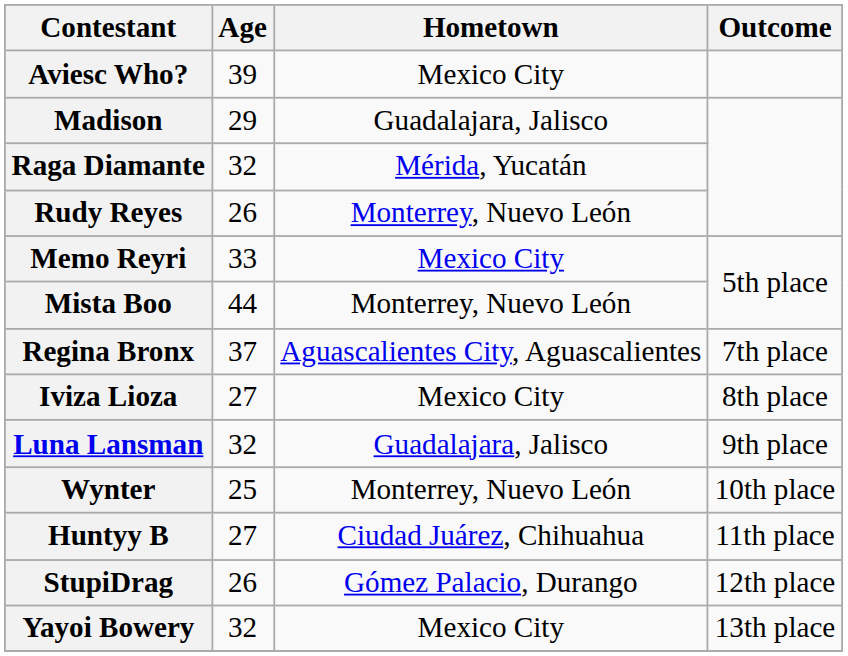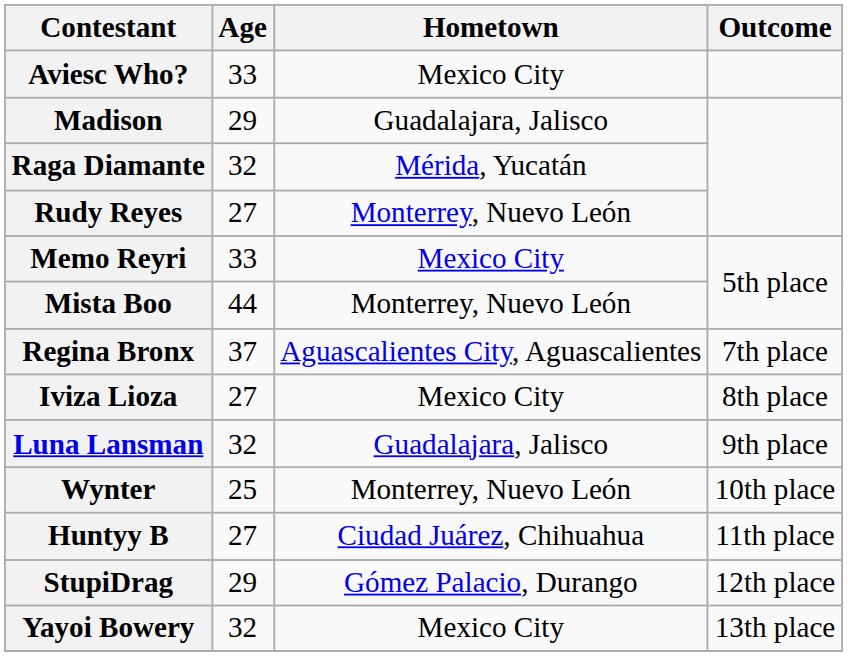(243, 73) 39 -> (243, 73) 33
(243, 212) 26 -> (243, 212) 27
(243, 581) 26 -> (243, 581) 29
